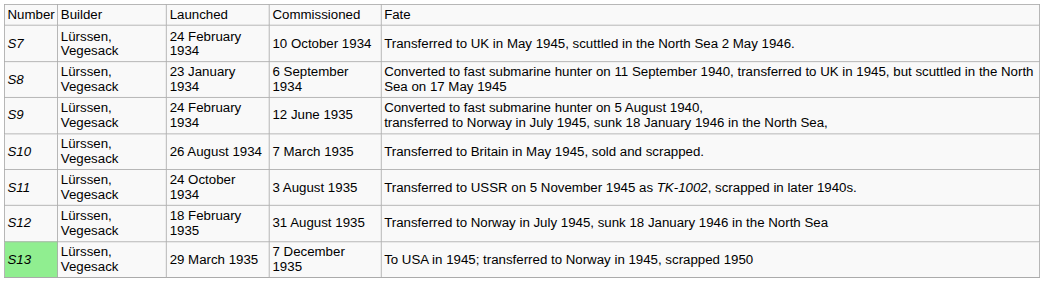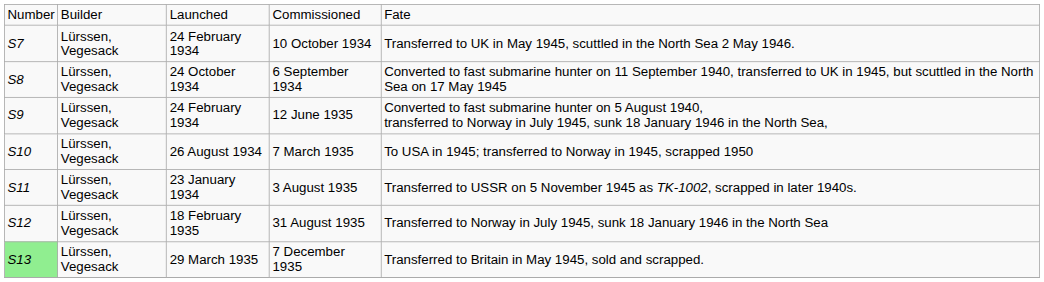(202, 79) 23 January 1934 -> (202, 79) 24 October 1934
(544, 151) Transferred to Britain in May 1945, sold and scrapped. -> (569, 151) To USA in 1945; transferred to Norway in 1945, scrapped 1950
(202, 187) 24 October 1934 -> (202, 187) 23 January 1934
(569, 259) To USA in 1945; transferred to Norway in 1945, scrapped 1950 -> (544, 259) Transferred to Britain in May 1945, sold and scrapped.
